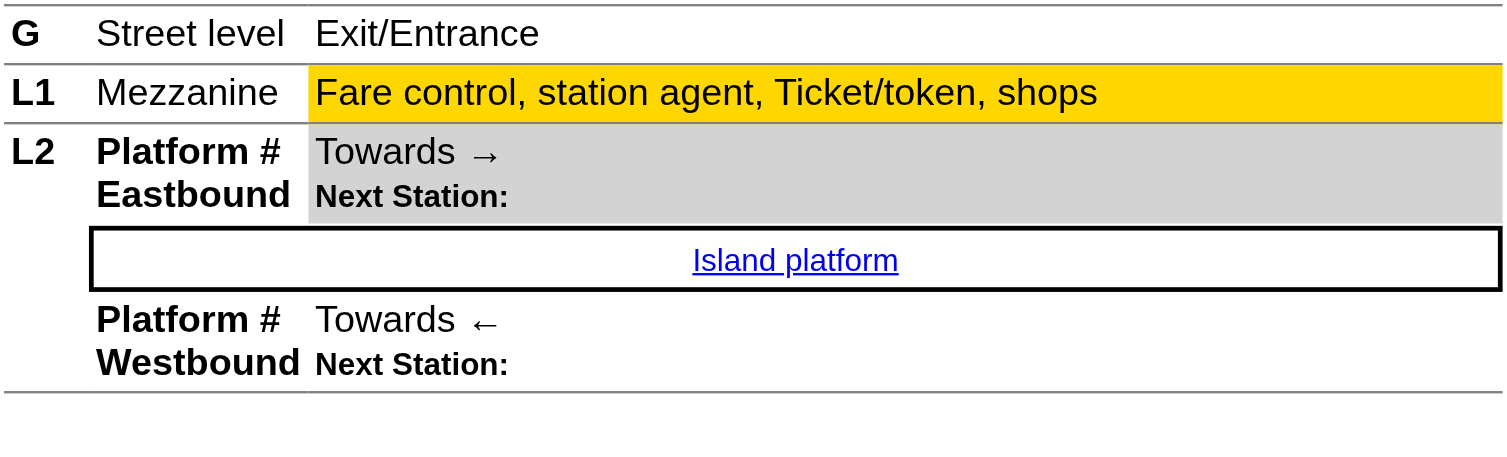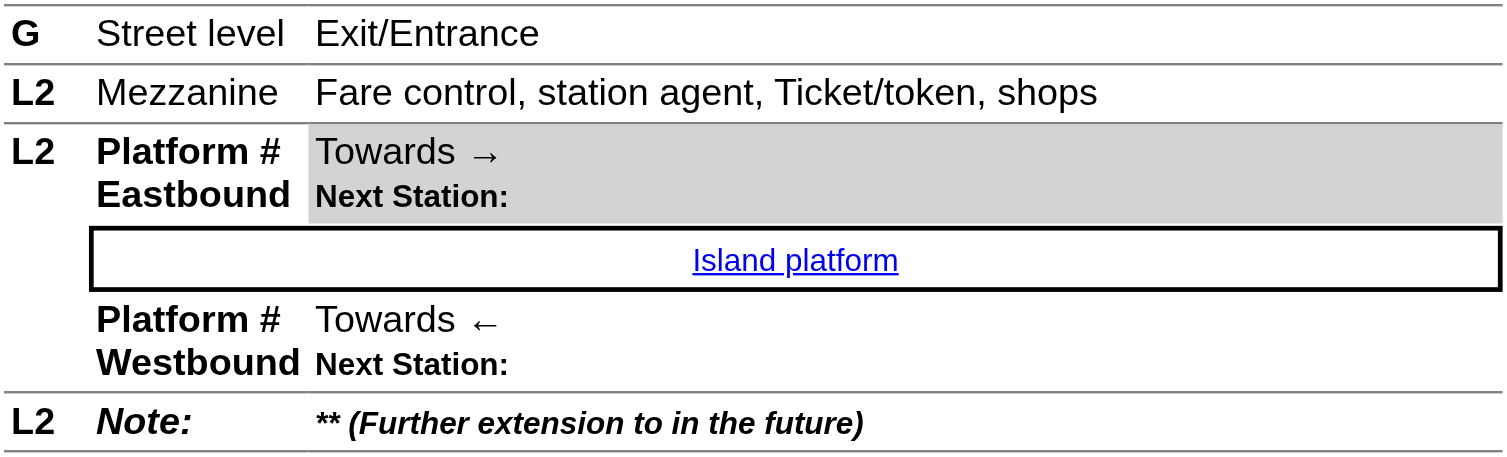(33, 92) L1 -> (33, 92) L2
(707, 92) gold background -> (707, 92) no background
+ row: (144, 421)
